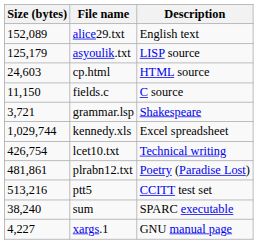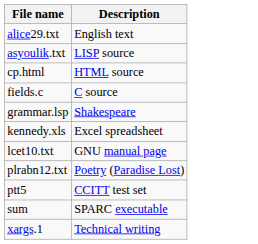- column: (37, 14)
(183, 151) Technical writing -> (120, 151) GNU manual page
(186, 229) GNU manual page -> (117, 229) Technical writing
